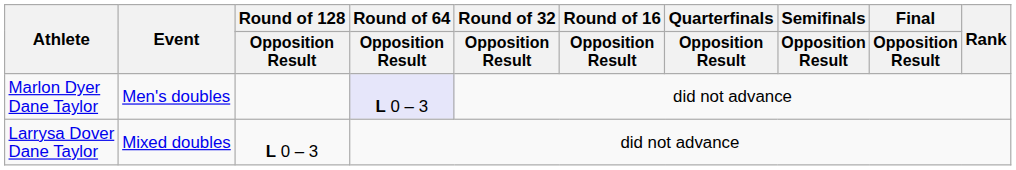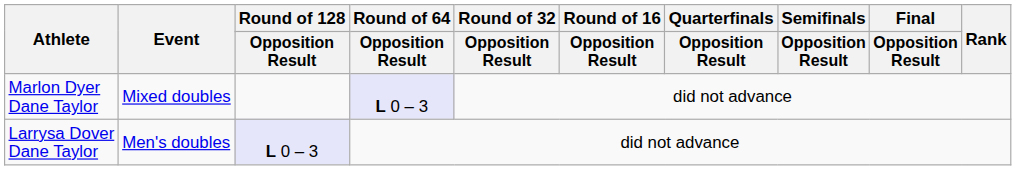(176, 97) Men's doubles -> (176, 97) Mixed doubles
(176, 142) Mixed doubles -> (176, 142) Men's doubles
(292, 152) no background -> (292, 152) lavender background
